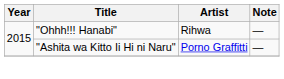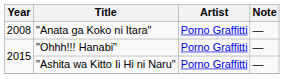+ row: (94, 30)
(196, 30) Rihwa -> (214, 47) Porno Graffitti
